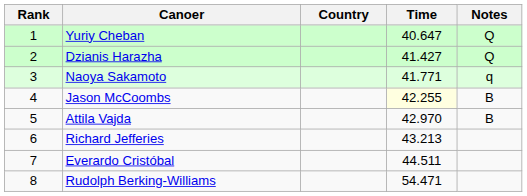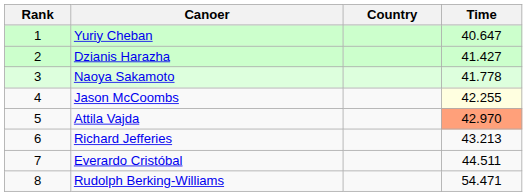- column: (489, 14)
(422, 77) 41.771 -> (482, 77) 41.778
(422, 118) no background -> (482, 118) lightsalmon background
